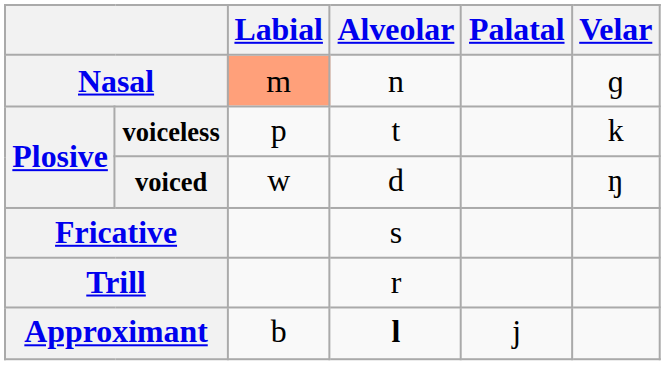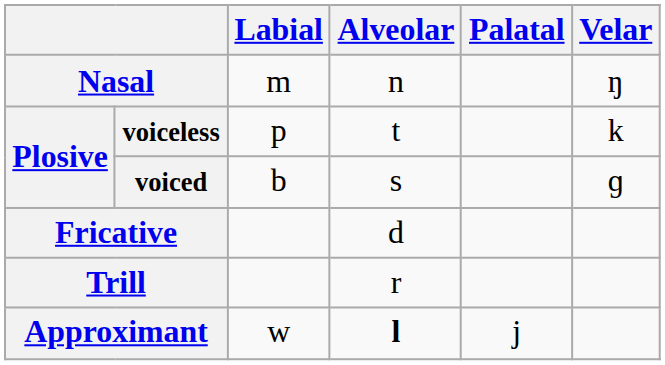(279, 80) lightsalmon background -> (279, 80) no background
(616, 80) ɡ -> (616, 80) ŋ
(279, 181) w -> (279, 181) b
(396, 181) d -> (396, 181) s
(616, 181) ŋ -> (616, 181) ɡ
(396, 231) s -> (396, 231) d
(279, 332) b -> (279, 332) w
